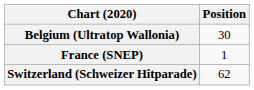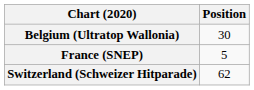(224, 54) 1 -> (224, 54) 5
